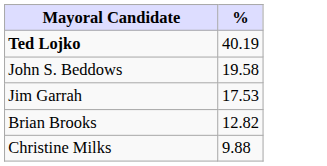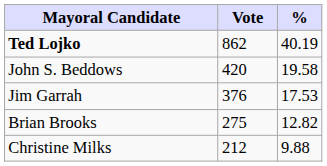+ column: (248, 17)
